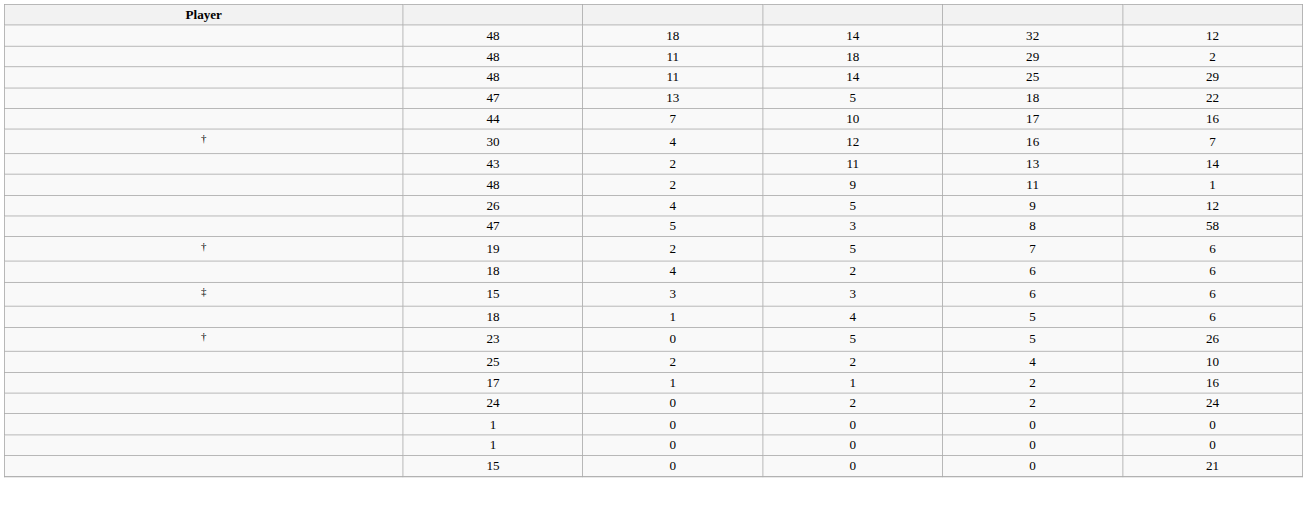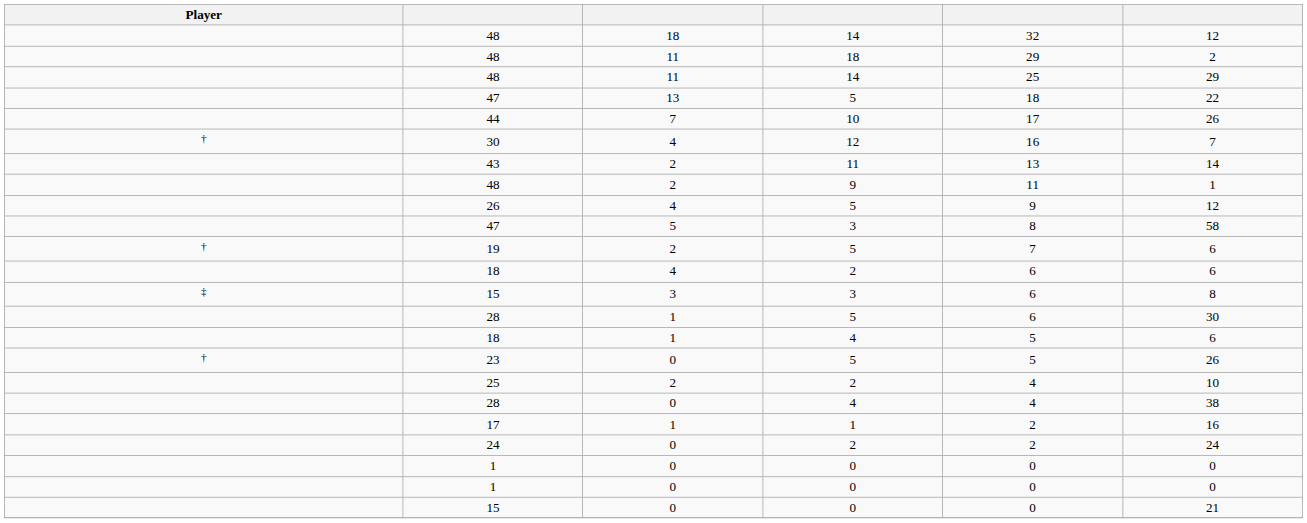(1213, 118) 16 -> (1213, 118) 26
(1213, 294) 6 -> (1213, 294) 8
+ row: (493, 316)
+ row: (493, 403)
